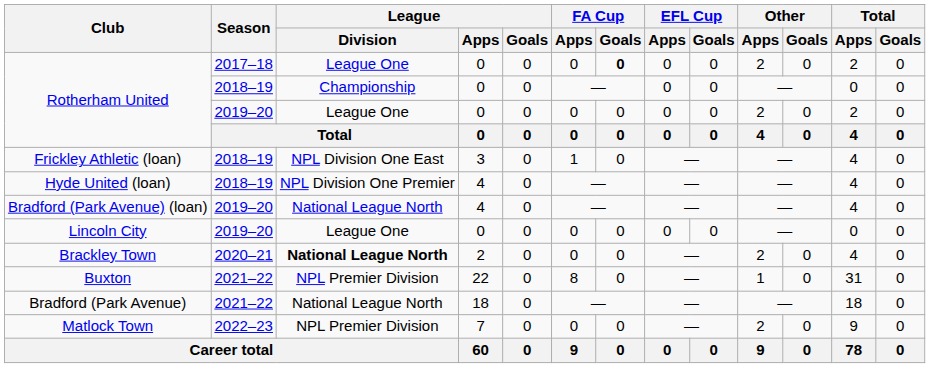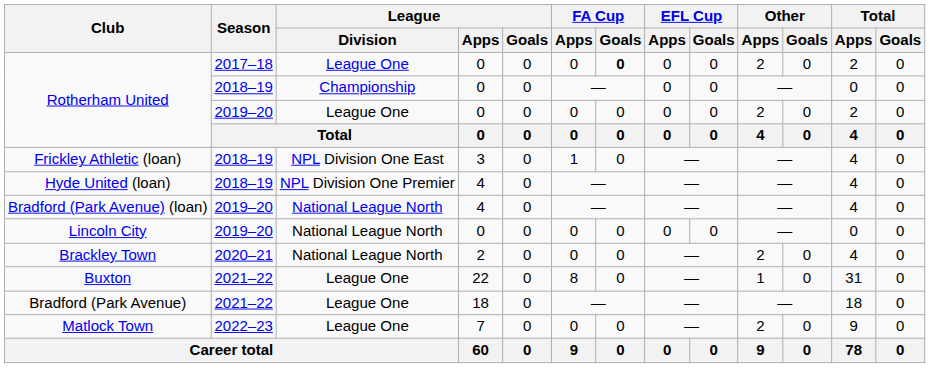(367, 231) League One -> (367, 231) National League North
(367, 254) bold -> (367, 254) normal
(367, 278) NPL Premier Division -> (367, 278) League One
(367, 302) National League North -> (367, 302) League One
(367, 326) NPL Premier Division -> (367, 326) League One
